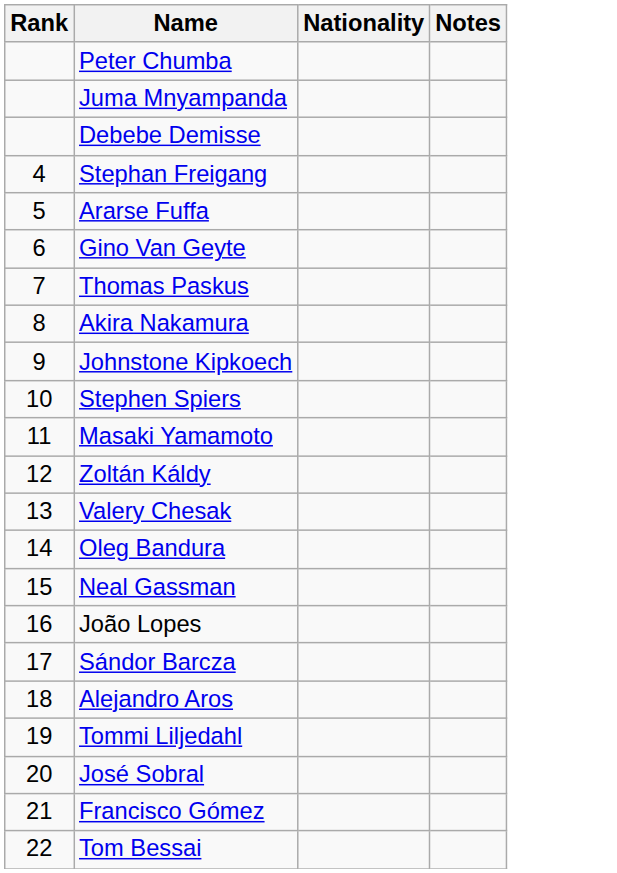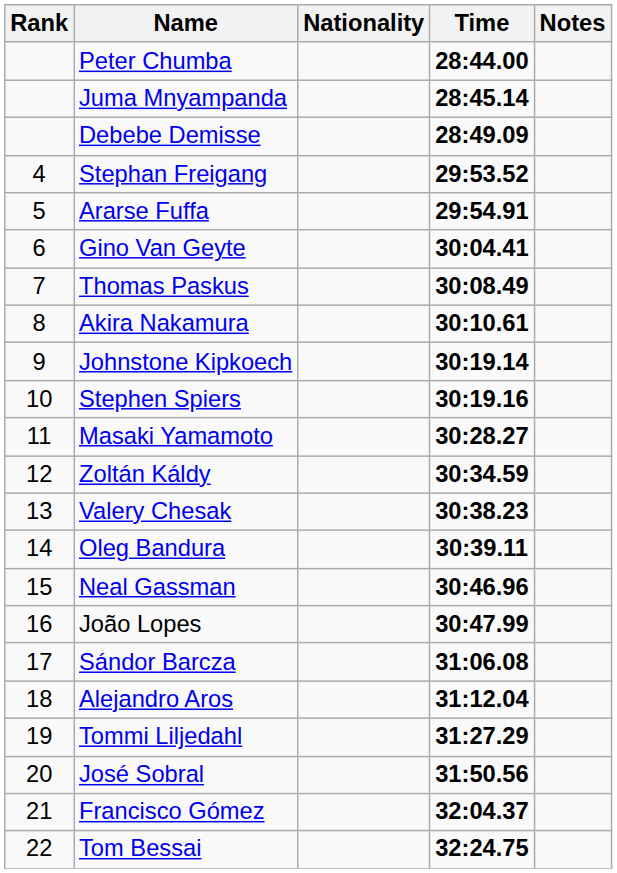+ column: (482, 23)
